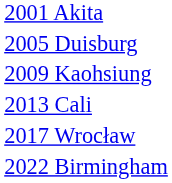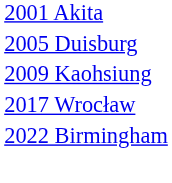- row: (48, 104)
